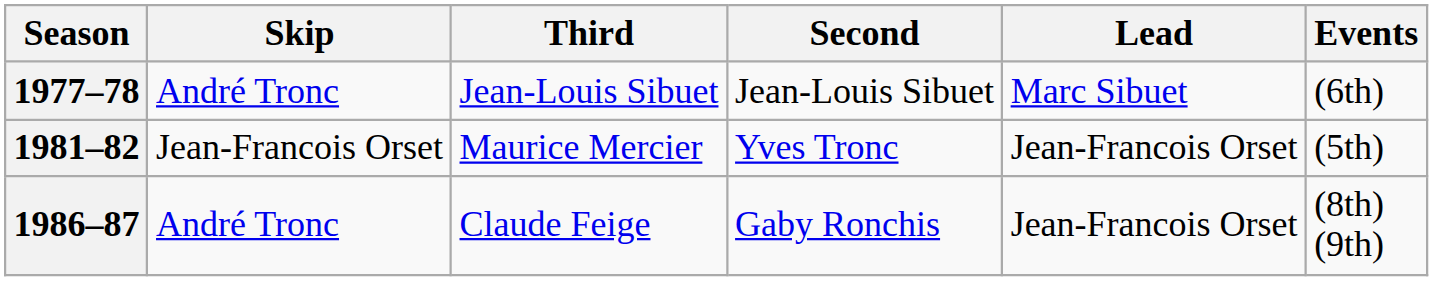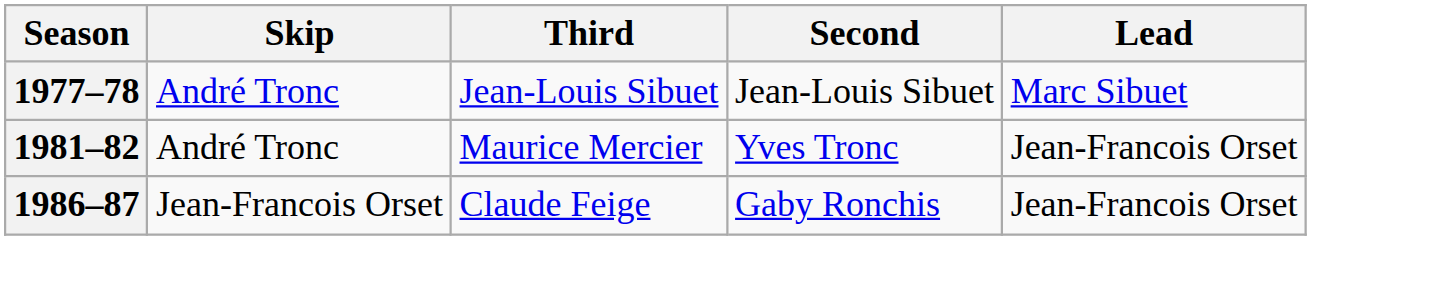- column: (1366, 33)
(299, 147) Jean-Francois Orset -> (248, 147) André Tronc
(248, 224) André Tronc -> (299, 204) Jean-Francois Orset
